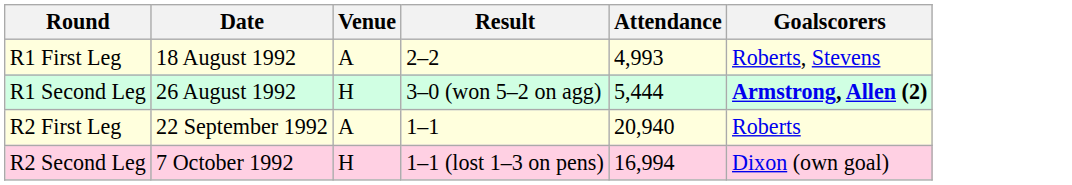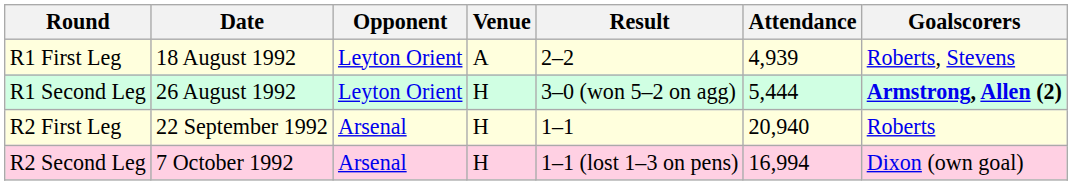+ column: (400, 22)
(639, 57) 4,993 -> (773, 57) 4,939
(346, 127) A -> (481, 127) H
